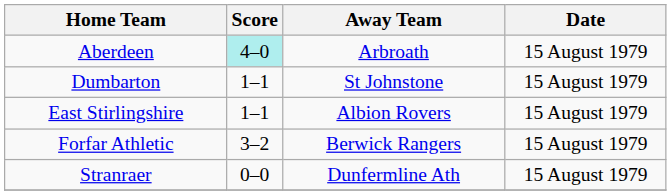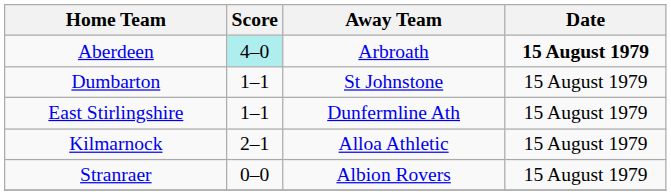(586, 50) normal -> (586, 50) bold
(394, 112) Albion Rovers -> (394, 112) Dunfermline Ath
- row: (116, 143)
+ row: (116, 143)
(394, 174) Dunfermline Ath -> (394, 174) Albion Rovers
